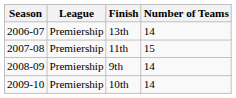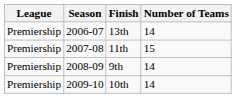columns swapped: (26, 13) <-> (76, 13)
